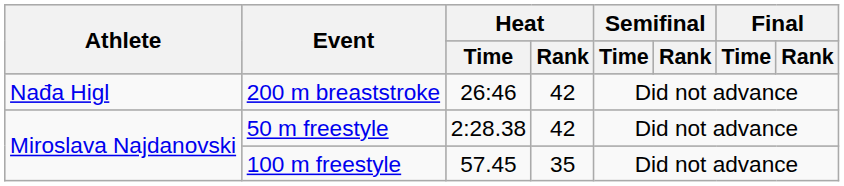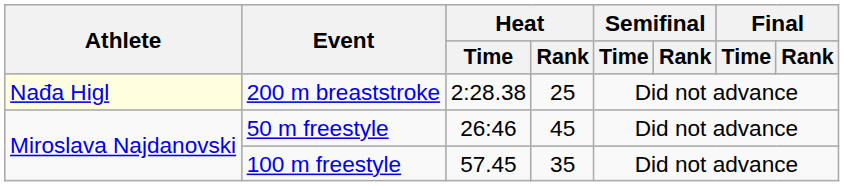(60, 92) no background -> (60, 92) lightyellow background
(488, 92) 26:46 -> (488, 92) 2:28.38
(563, 92) 42 -> (563, 92) 25
(488, 128) 2:28.38 -> (488, 128) 26:46
(563, 128) 42 -> (563, 128) 45
